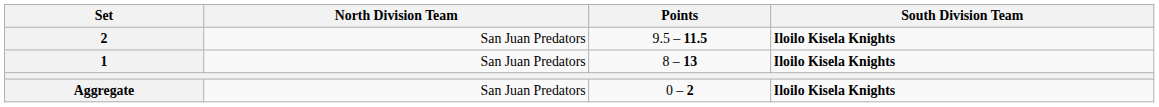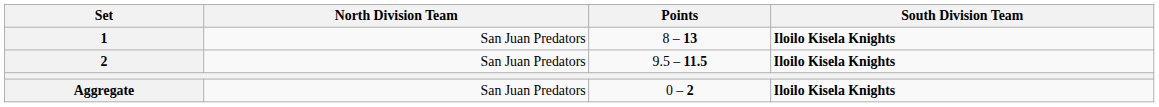rows swapped: (104, 61) <-> (104, 38)
